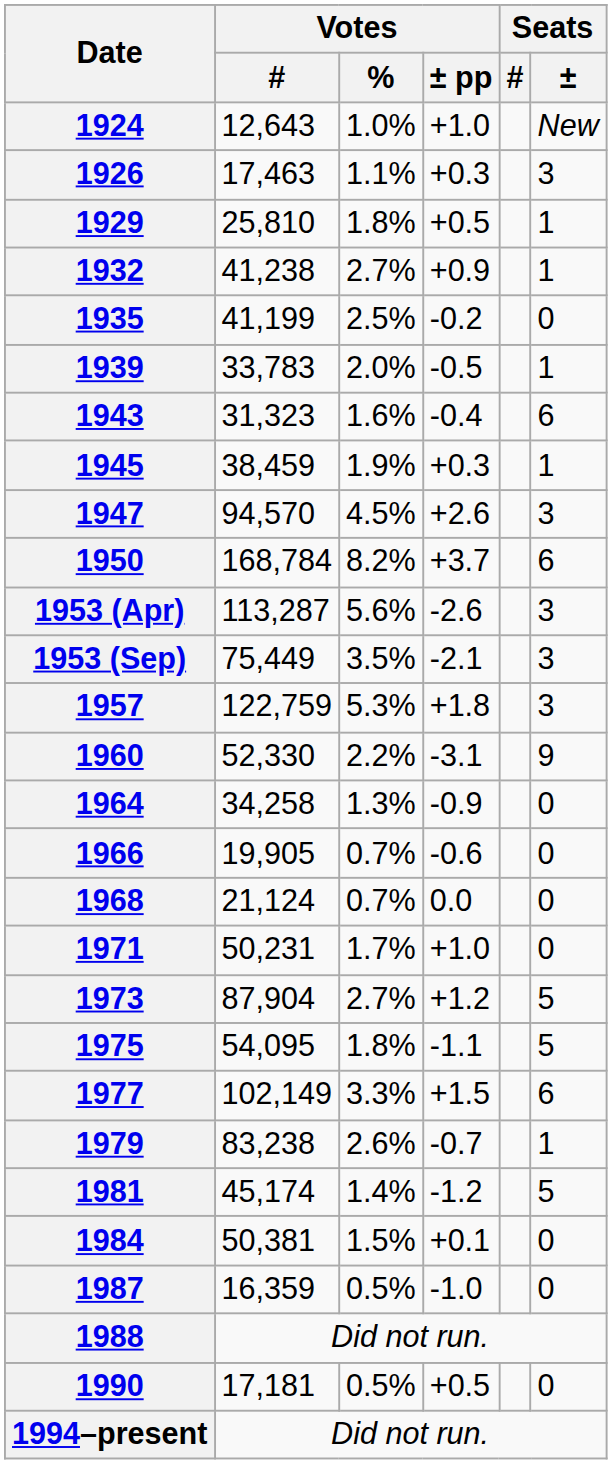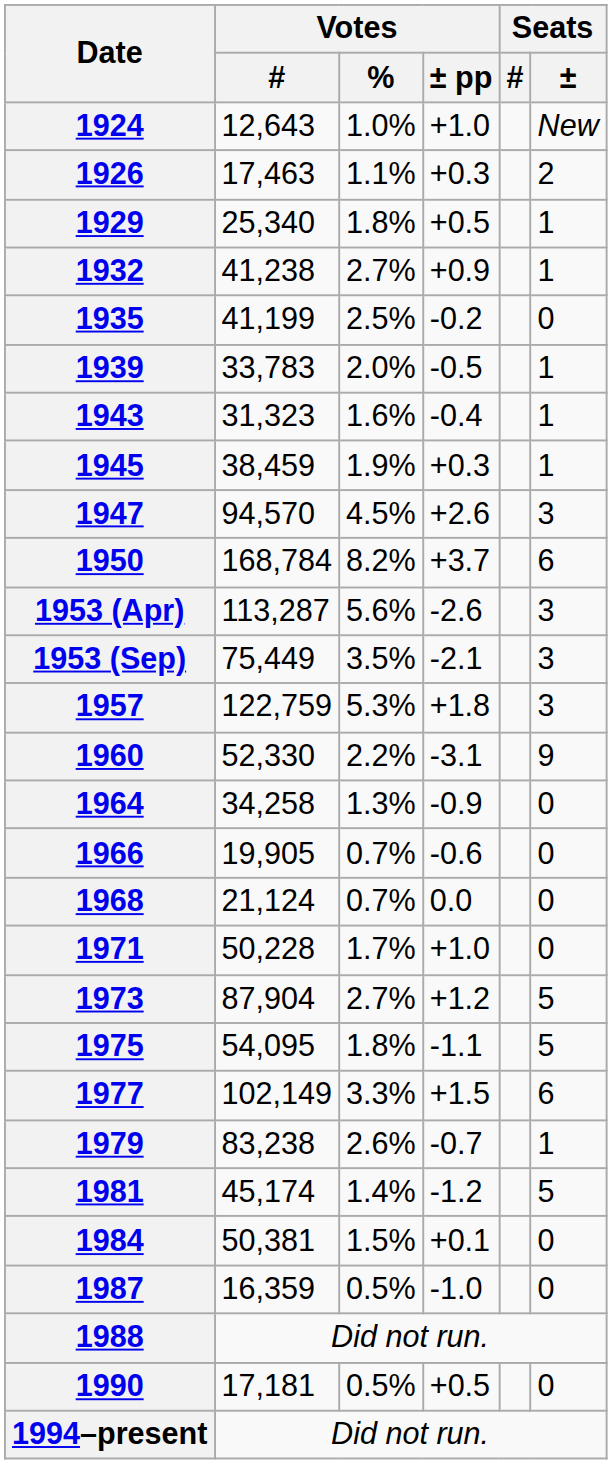(546, 174) 3 -> (546, 174) 2
(268, 222) 25,810 -> (268, 222) 25,340
(546, 416) 6 -> (546, 416) 1
(268, 949) 50,231 -> (268, 949) 50,228
